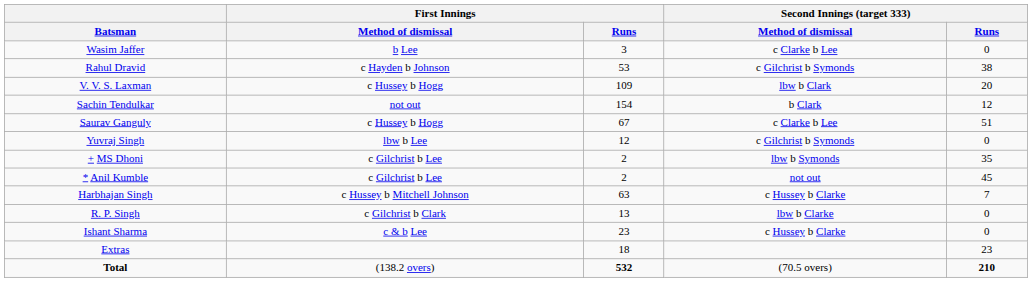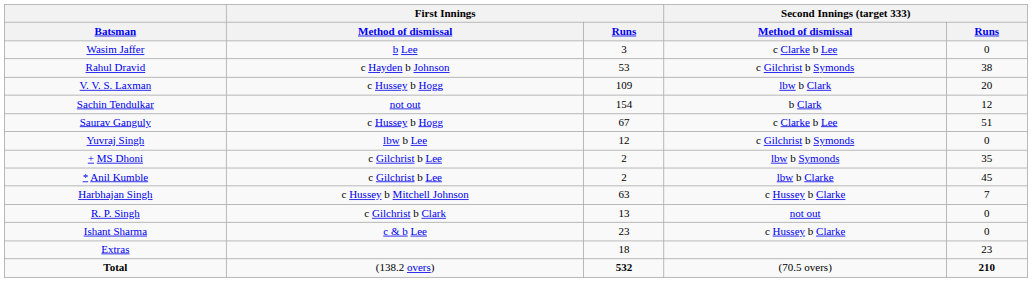(805, 176) not out -> (805, 176) lbw b Clarke
(805, 213) lbw b Clarke -> (805, 213) not out
